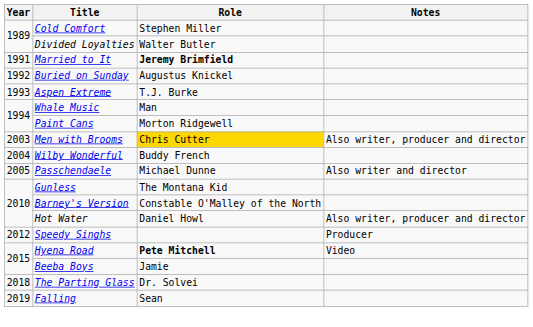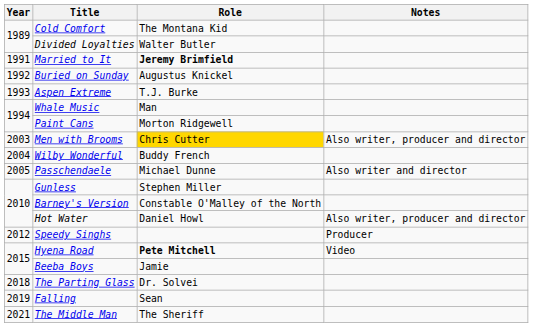(180, 28) Stephen Miller -> (183, 28) The Montana Kid
(183, 187) The Montana Kid -> (180, 187) Stephen Miller
+ row: (76, 314)
